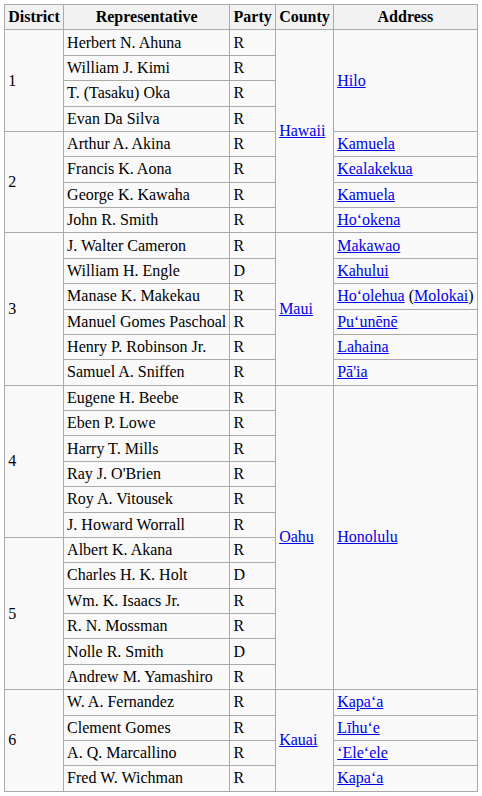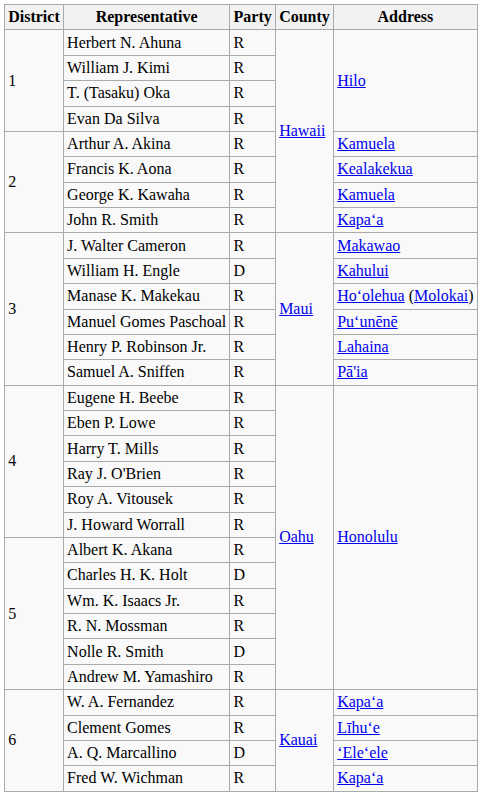(369, 220) Hoʻokena -> (360, 220) Kapaʻa
(239, 753) R -> (239, 753) D
